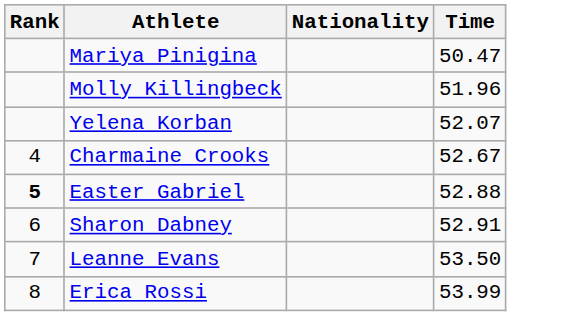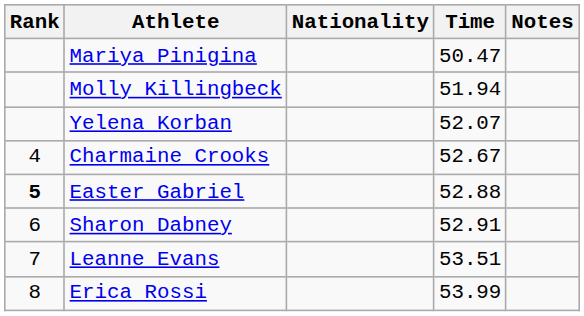+ column: (542, 22)
(470, 90) 51.96 -> (470, 90) 51.94
(470, 259) 53.50 -> (470, 259) 53.51
